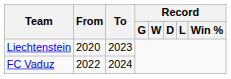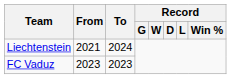(88, 47) 2020 -> (88, 47) 2021
(120, 47) 2023 -> (120, 47) 2024
(88, 64) 2022 -> (88, 64) 2023
(120, 64) 2024 -> (120, 64) 2023
